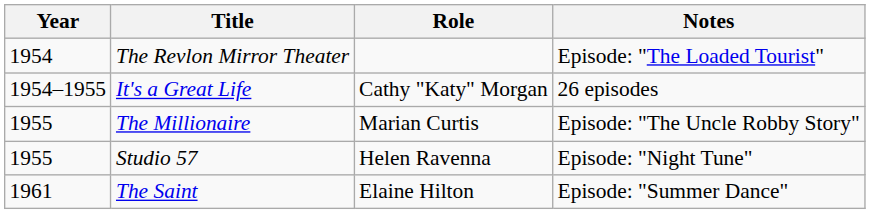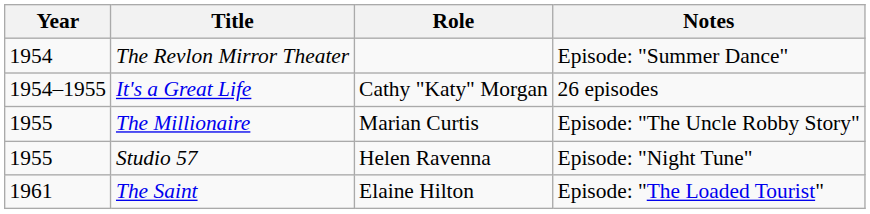(691, 55) Episode: "The Loaded Tourist" -> (673, 55) Episode: "Summer Dance"
(673, 191) Episode: "Summer Dance" -> (691, 191) Episode: "The Loaded Tourist"
